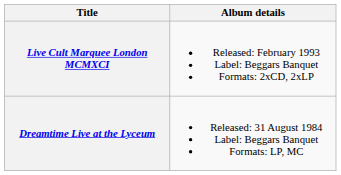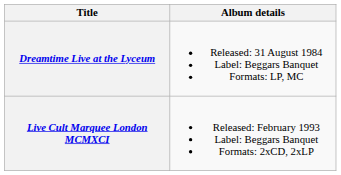rows swapped: (87, 133) <-> (87, 58)
